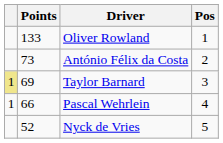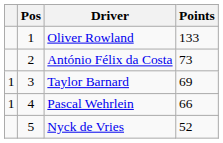columns swapped: (205, 15) <-> (39, 15)
(11, 81) khaki background -> (11, 81) no background
